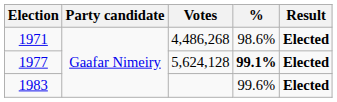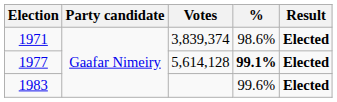(200, 39) 4,486,268 -> (200, 39) 3,839,374
(200, 62) 5,624,128 -> (200, 62) 5,614,128
